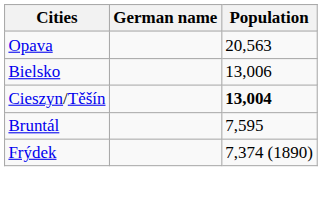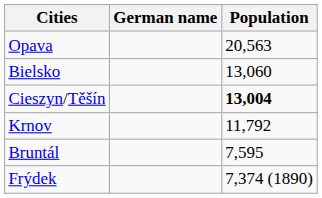(249, 71) 13,006 -> (249, 71) 13,060
+ row: (30, 125)
